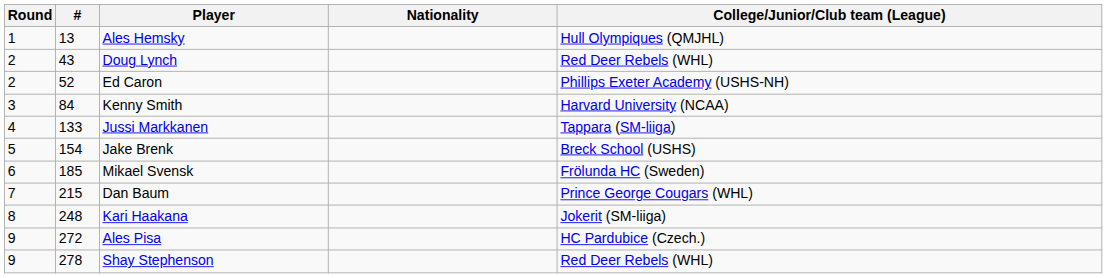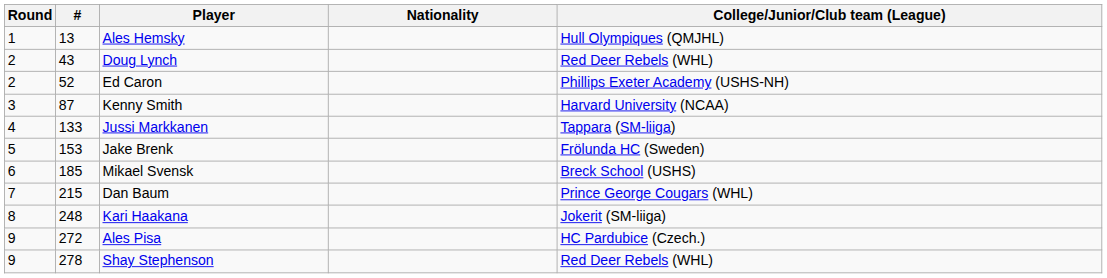(67, 104) 84 -> (67, 104) 87
(71, 149) 154 -> (71, 149) 153
(628, 149) Breck School (USHS) -> (632, 149) Frölunda HC (Sweden)
(632, 171) Frölunda HC (Sweden) -> (628, 171) Breck School (USHS)
